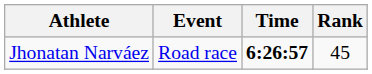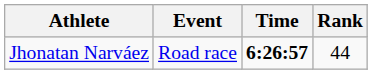(340, 53) 45 -> (340, 53) 44
